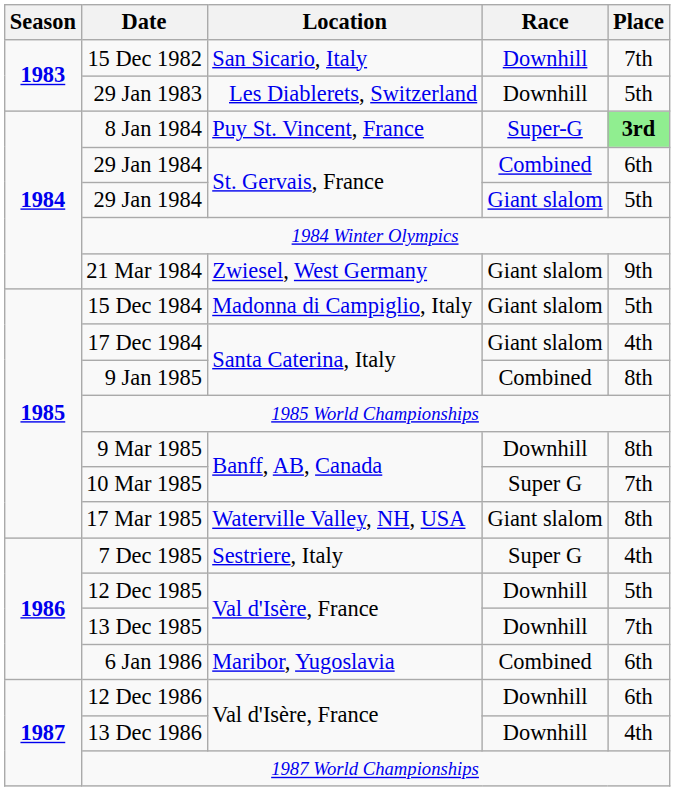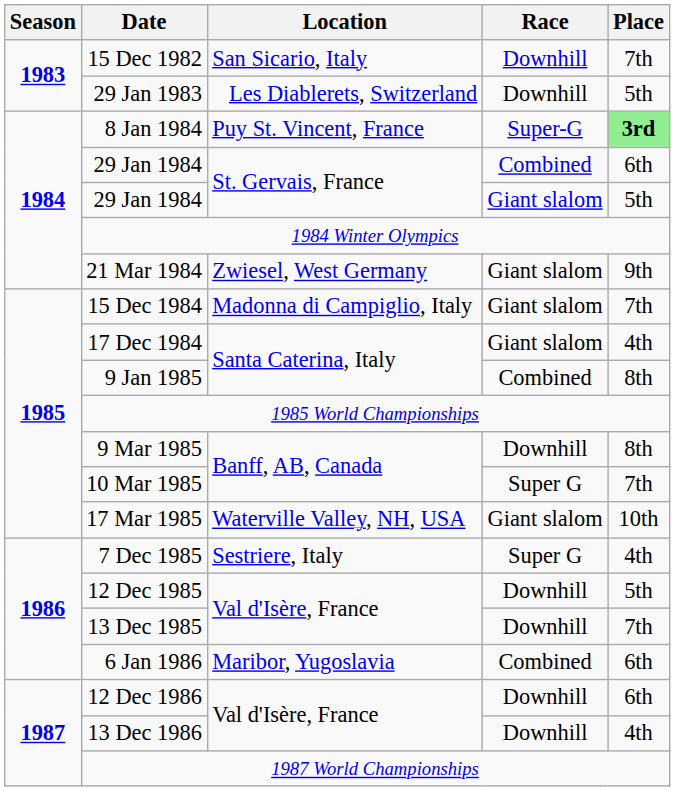(638, 306) 5th -> (638, 306) 7th
(638, 519) 8th -> (638, 519) 10th
